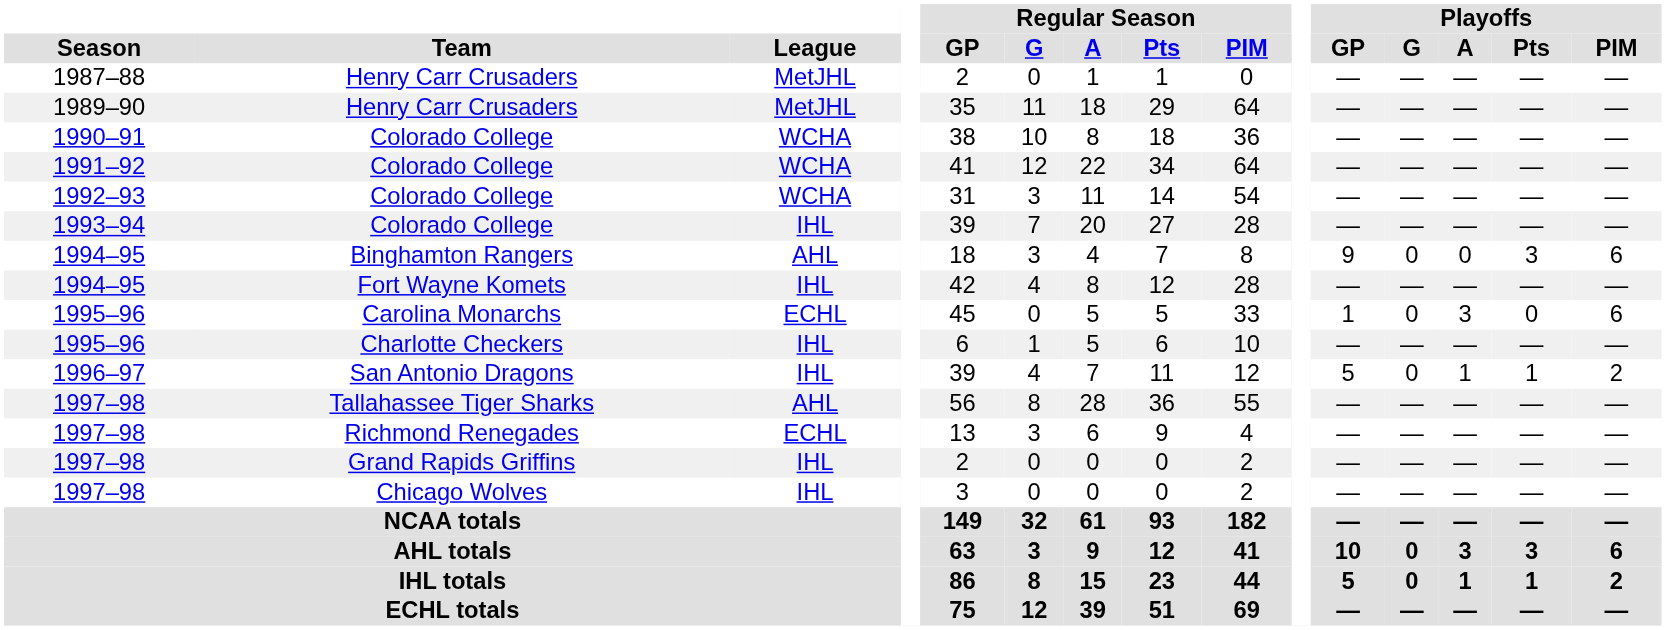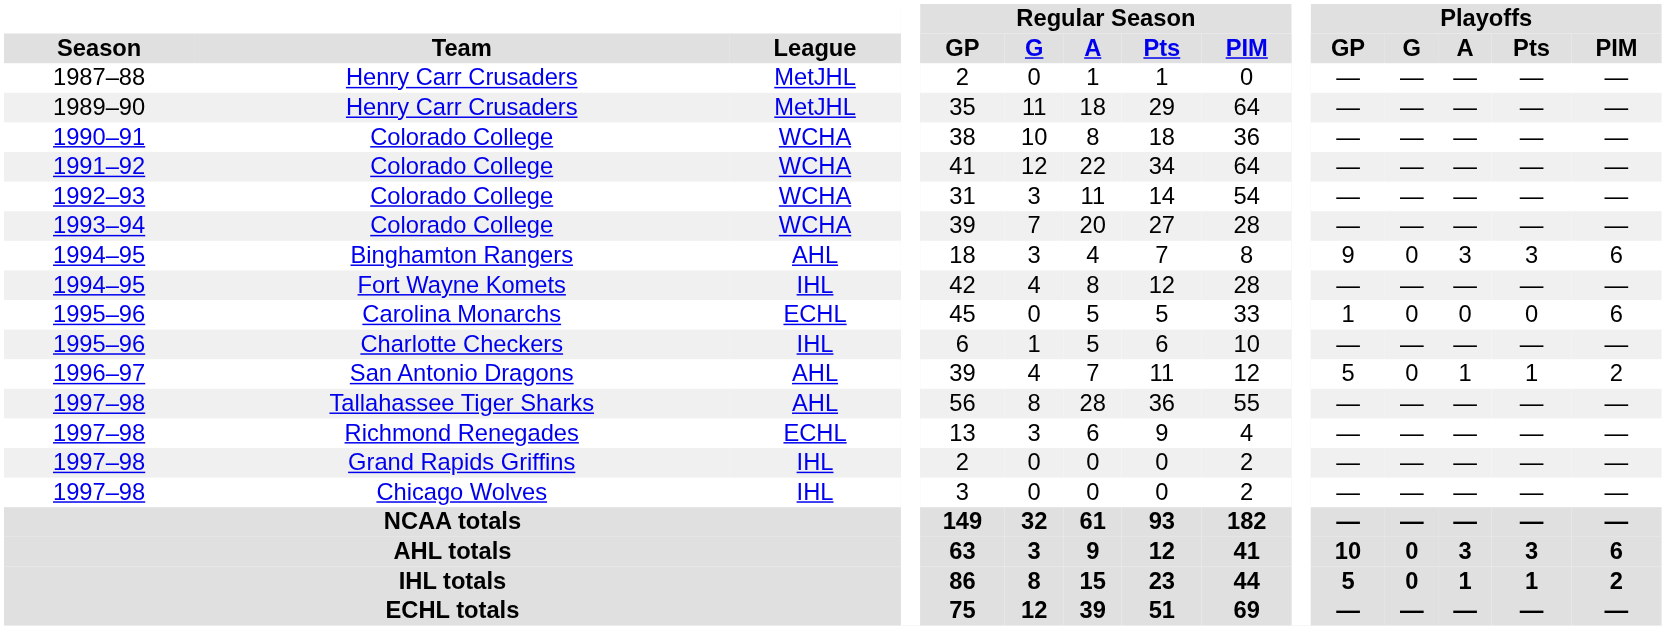(815, 225) IHL -> (815, 225) WCHA
(1465, 255) 0 -> (1465, 255) 3
(1465, 314) 3 -> (1465, 314) 0
(815, 373) IHL -> (815, 373) AHL
